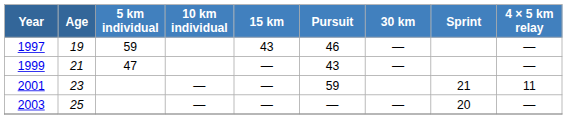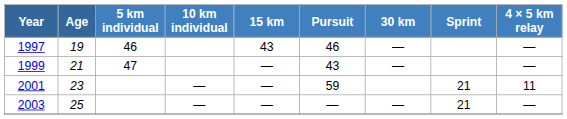(130, 47) 59 -> (130, 47) 46
(464, 105) 20 -> (464, 105) 21
